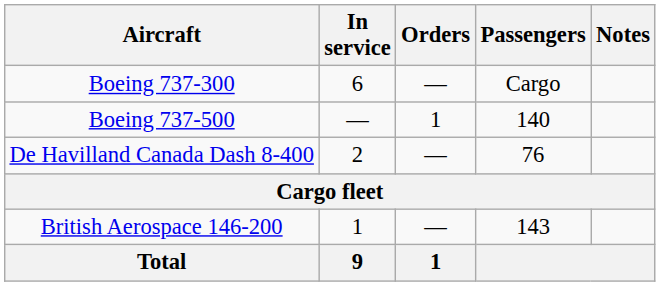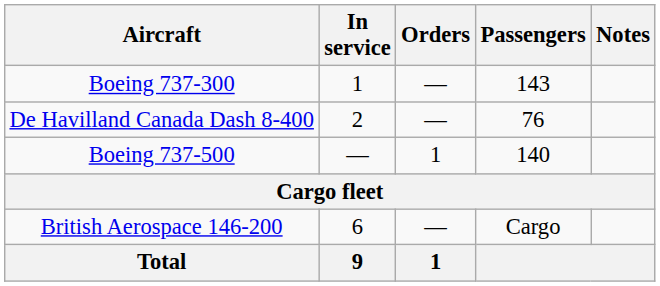(358, 83) 6 -> (358, 83) 1
(533, 83) Cargo -> (533, 83) 143
rows swapped: (162, 119) <-> (162, 155)
(358, 226) 1 -> (358, 226) 6
(533, 226) 143 -> (533, 226) Cargo
